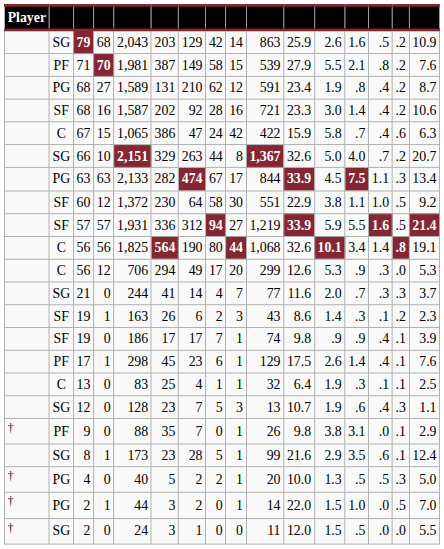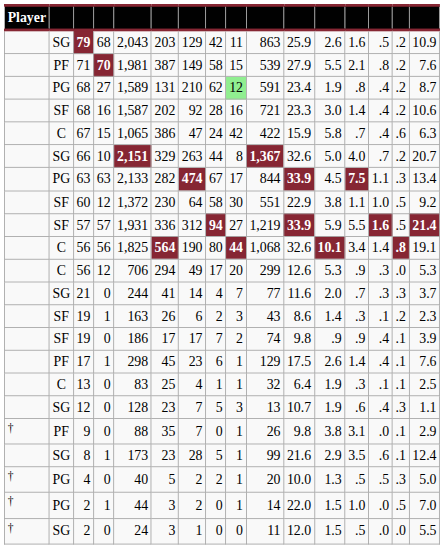(236, 42) 14 -> (236, 42) 11
(236, 88) no background -> (236, 88) lightgreen background
(240, 339) 1 -> (240, 339) 2
